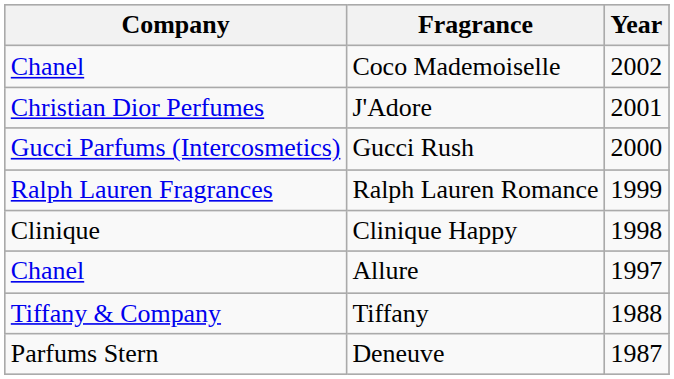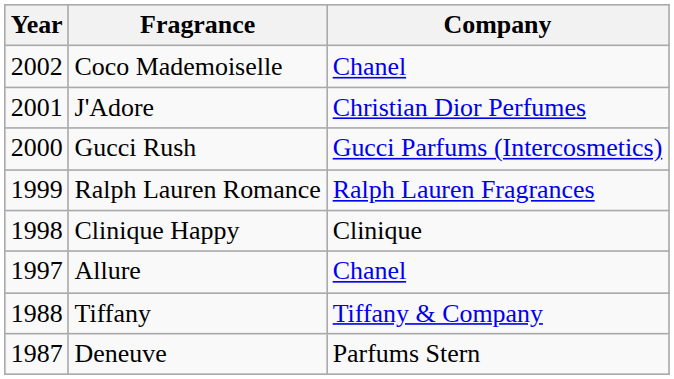columns swapped: (636, 25) <-> (176, 25)
